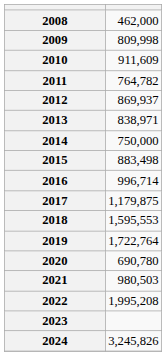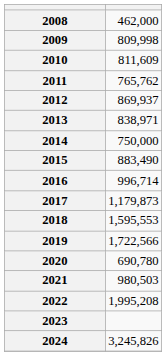(138, 60) 911,609 -> (138, 60) 811,609
(138, 80) 764,782 -> (138, 80) 765,762
(138, 160) 883,498 -> (138, 160) 883,490
(133, 200) 1,179,875 -> (133, 200) 1,179,873
(133, 240) 1,722,764 -> (133, 240) 1,722,566
